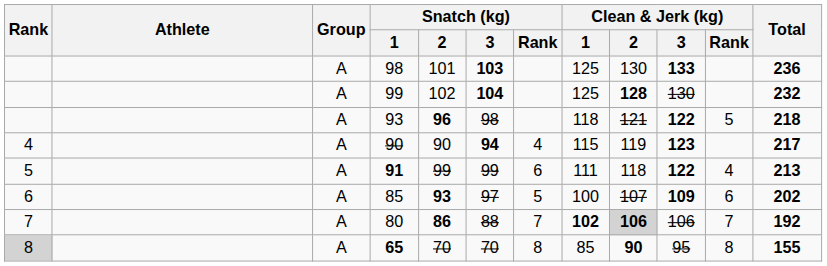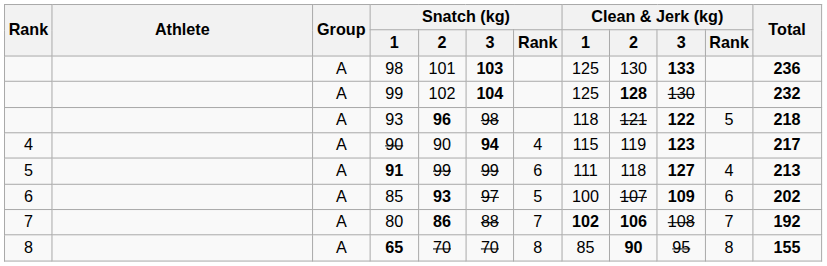(681, 171) 122 -> (681, 171) 127
(633, 222) lightgrey background -> (633, 222) no background
(681, 222) 106 -> (681, 222) 108
(28, 247) lightgrey background -> (28, 247) no background
